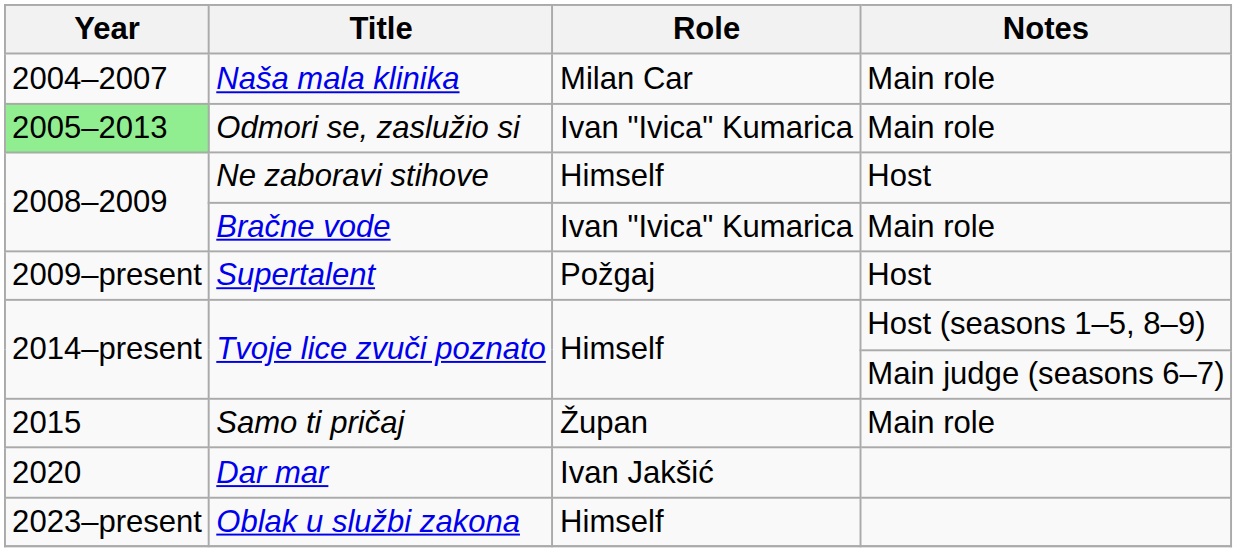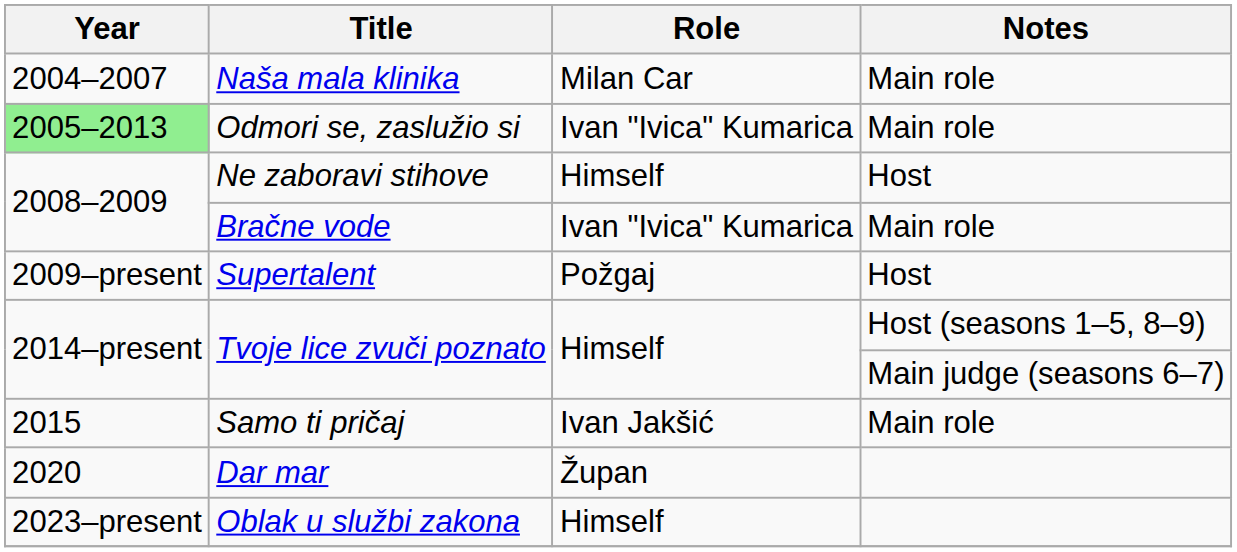(604, 422) Župan -> (637, 422) Ivan Jakšić
(637, 472) Ivan Jakšić -> (604, 472) Župan
